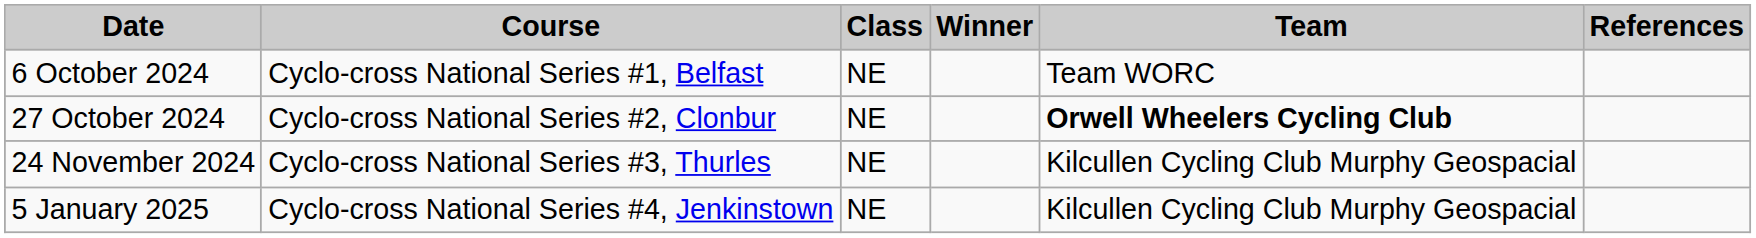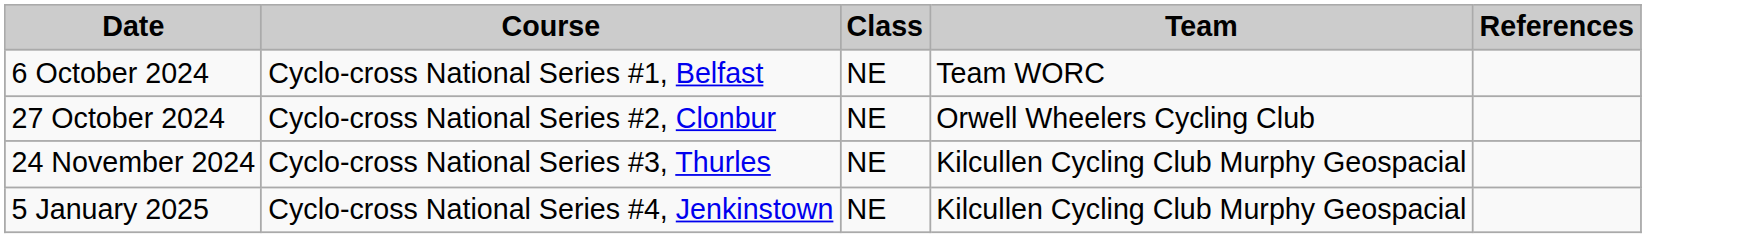- column: (985, 27)
(1249, 118) bold -> (1126, 118) normal
